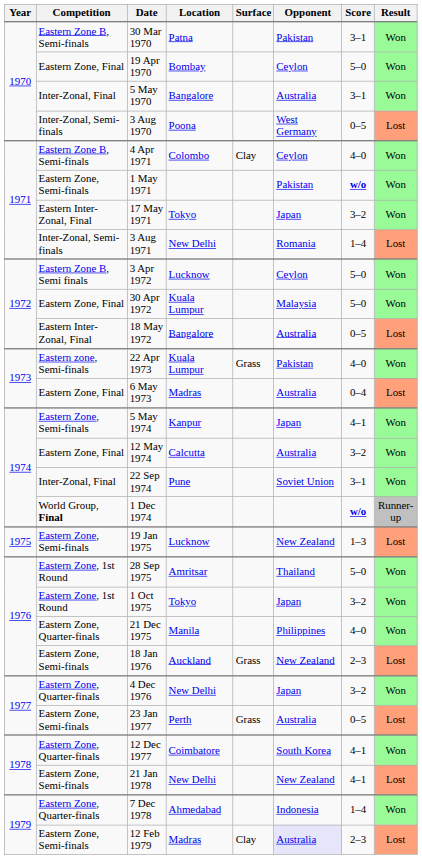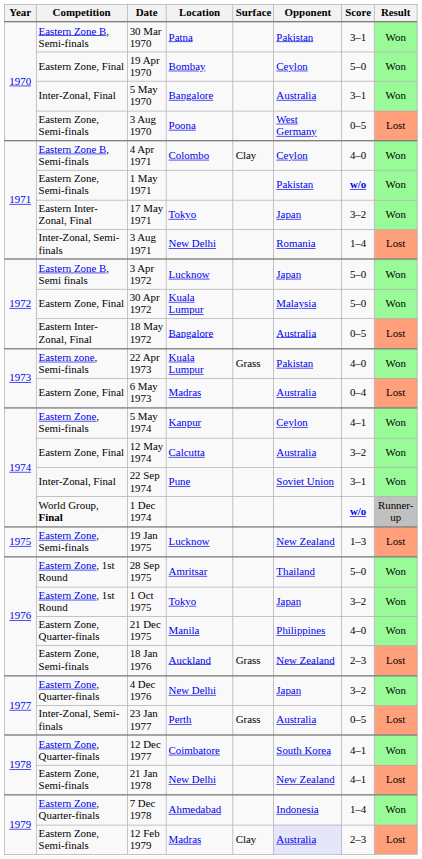(79, 125) Inter-Zonal, Semi-finals -> (69, 125) Eastern Zone, Semi-finals
(292, 274) Ceylon -> (289, 274) Japan
(289, 423) Japan -> (292, 423) Ceylon
(69, 720) Eastern Zone, Semi-finals -> (79, 720) Inter-Zonal, Semi-finals
